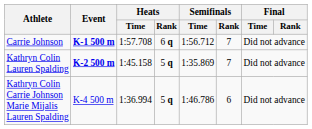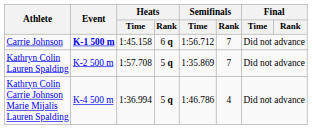(135, 42) 1:57.708 -> (135, 42) 1:45.158
(94, 63) bold -> (93, 63) normal
(135, 63) 1:45.158 -> (135, 63) 1:57.708
(229, 101) 6 -> (229, 101) 4
